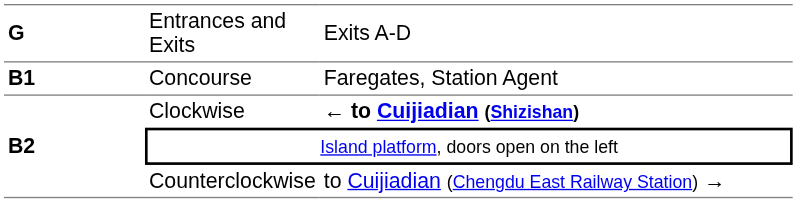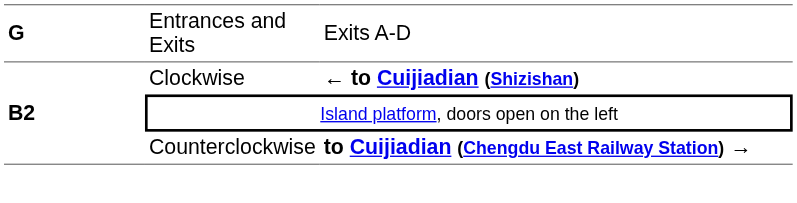- row: (200, 78)
(524, 180) normal -> (538, 147) bold
